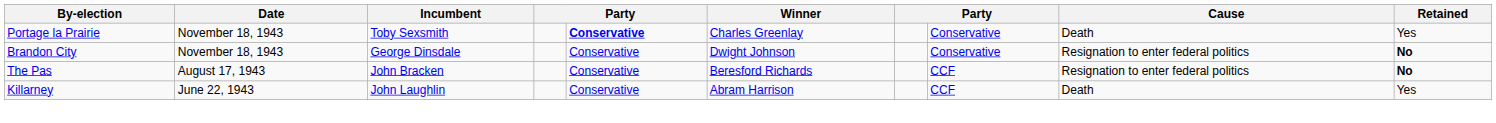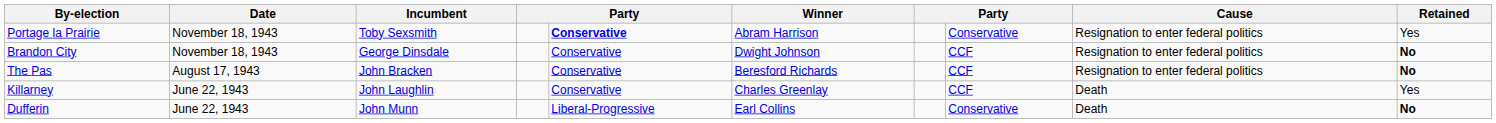(756, 33) Charles Greenlay -> (776, 33) Abram Harrison
(1078, 33) Death -> (1169, 33) Resignation to enter federal politics
(965, 52) Conservative -> (961, 52) CCF
(752, 90) Abram Harrison -> (781, 90) Charles Greenlay
+ row: (28, 109)
